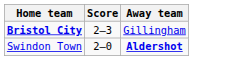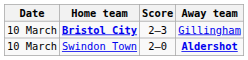+ column: (32, 13)
